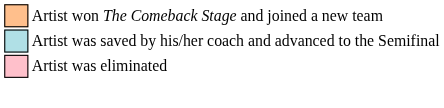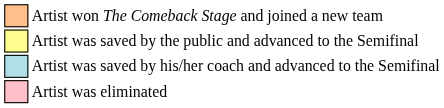+ row: (225, 40)
